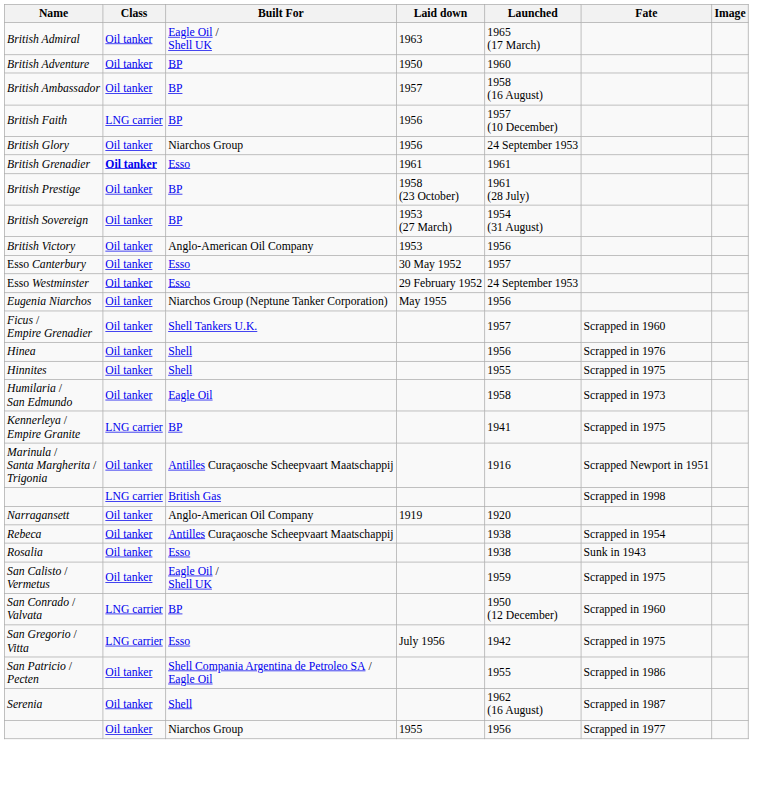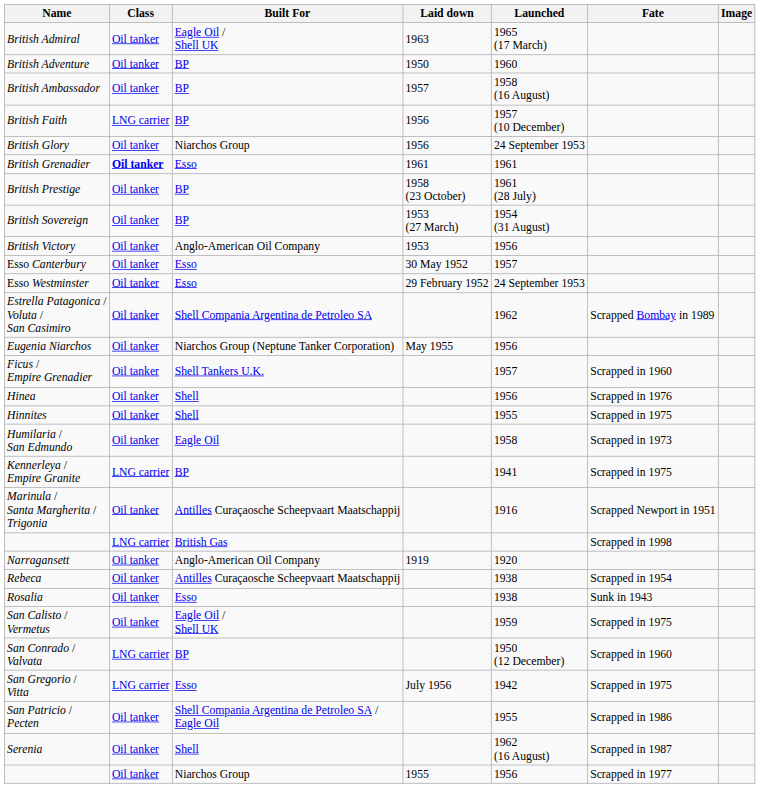+ row: (57, 314)
